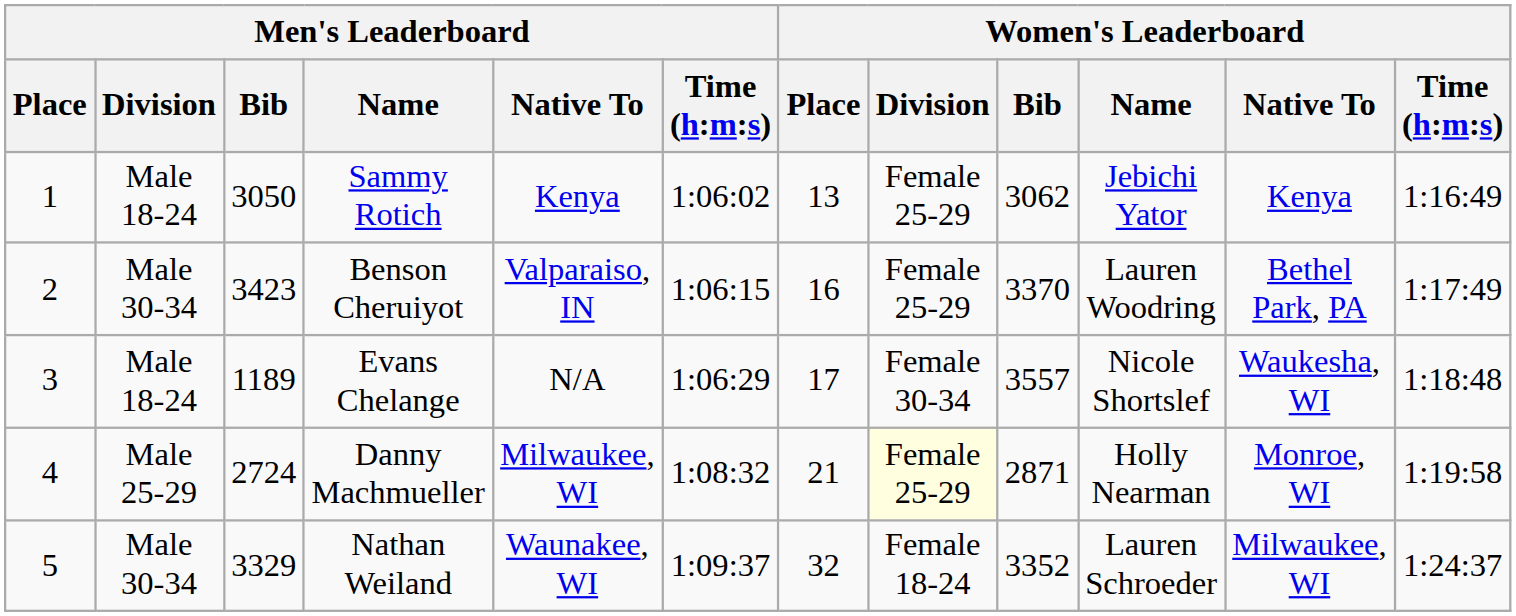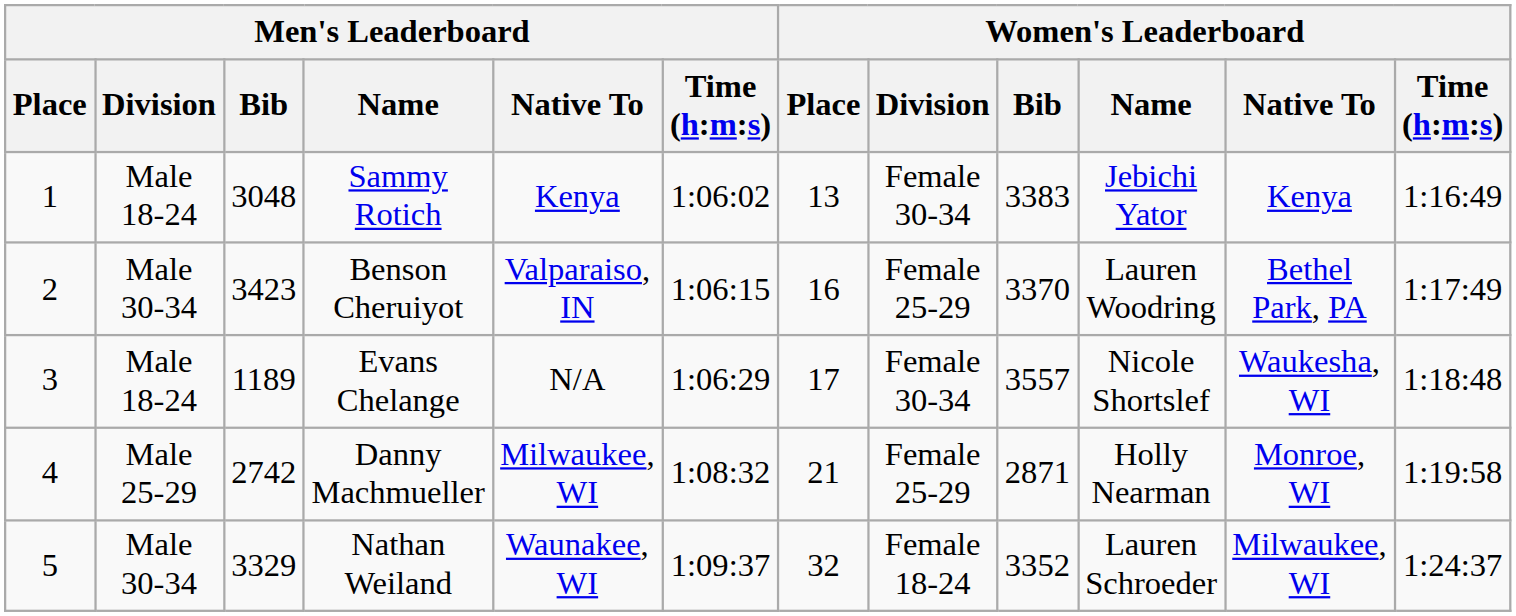(264, 196) 3050 -> (264, 196) 3048
(933, 196) Female 25-29 -> (933, 196) Female 30-34
(1037, 196) 3062 -> (1037, 196) 3383
(264, 472) 2724 -> (264, 472) 2742
(933, 472) lightyellow background -> (933, 472) no background
